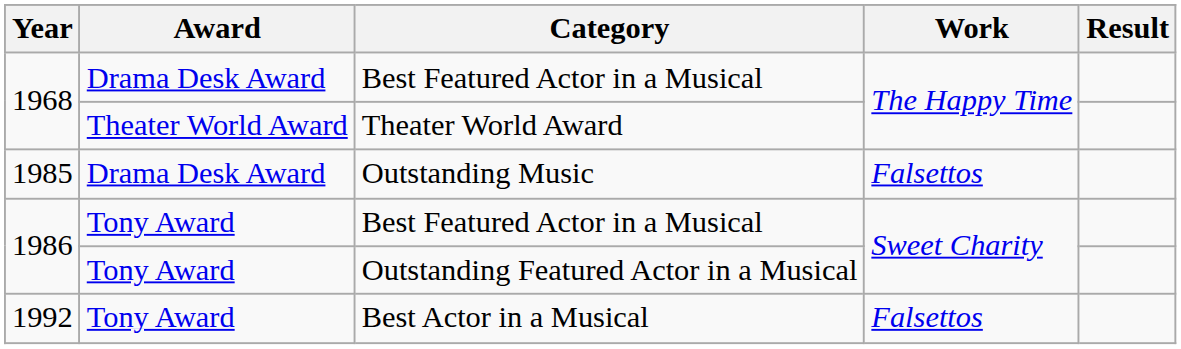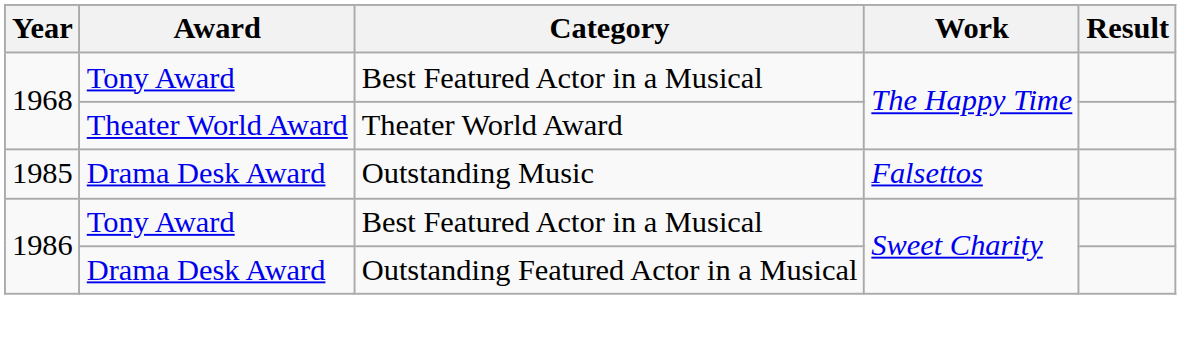(206, 76) Drama Desk Award -> (161, 76) Tony Award
(161, 269) Tony Award -> (206, 269) Drama Desk Award
- row: (42, 317)
